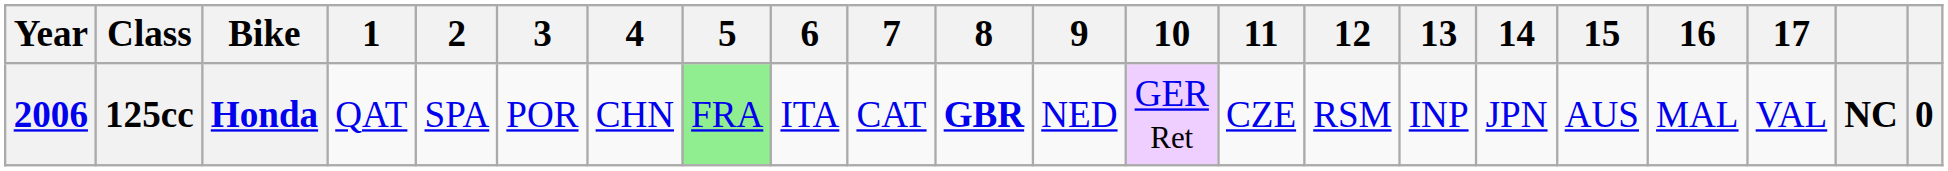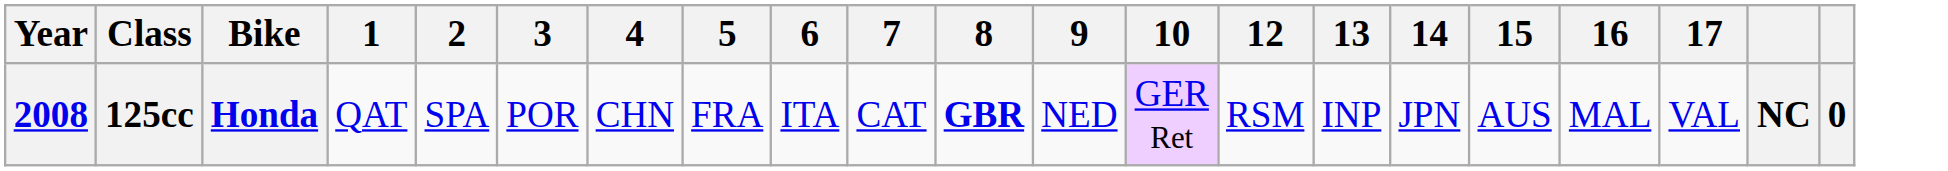- column: (1261, 33)
(51, 113) 2006 -> (51, 113) 2008
(727, 113) lightgreen background -> (727, 113) no background
